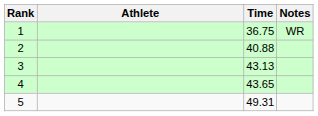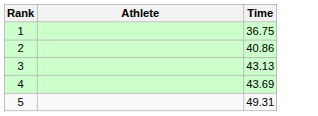- column: (295, 13)
(260, 48) 40.88 -> (260, 48) 40.86
(260, 84) 43.65 -> (260, 84) 43.69
